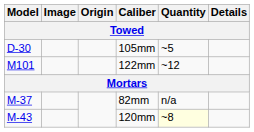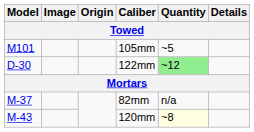(19, 48) D-30 -> (21, 48) M101
(21, 65) M101 -> (19, 65) D-30
(170, 65) no background -> (170, 65) lightgreen background
